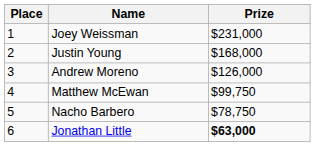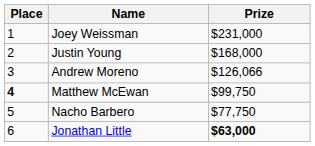(237, 72) $126,000 -> (237, 72) $126,066
(11, 92) normal -> (11, 92) bold
(233, 111) $78,750 -> (233, 111) $77,750
